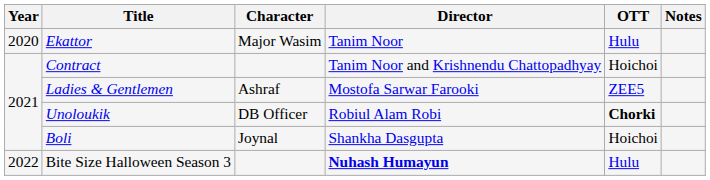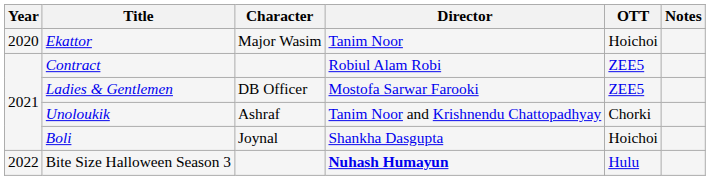(624, 41) Hulu -> (633, 41) Hoichoi
(465, 65) Tanim Noor and Krishnendu Chattopadhyay -> (385, 65) Robiul Alam Robi
(633, 65) Hoichoi -> (626, 65) ZEE5
(259, 89) Ashraf -> (273, 89) DB Officer
(273, 114) DB Officer -> (259, 114) Ashraf
(385, 114) Robiul Alam Robi -> (465, 114) Tanim Noor and Krishnendu Chattopadhyay
(632, 114) bold -> (630, 114) normal
